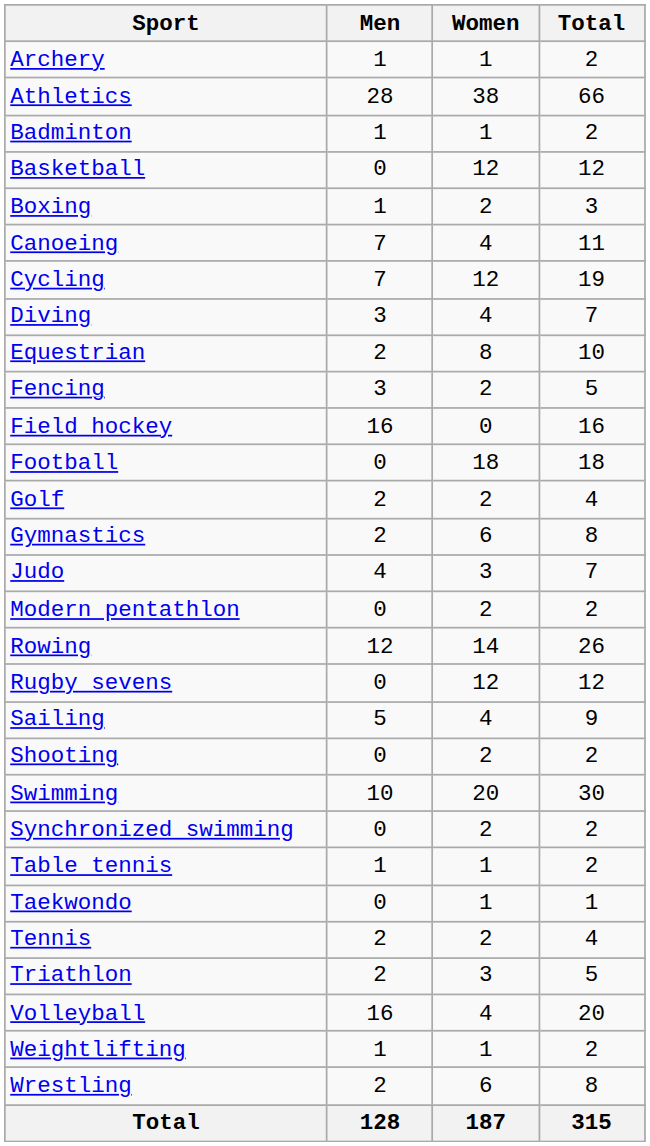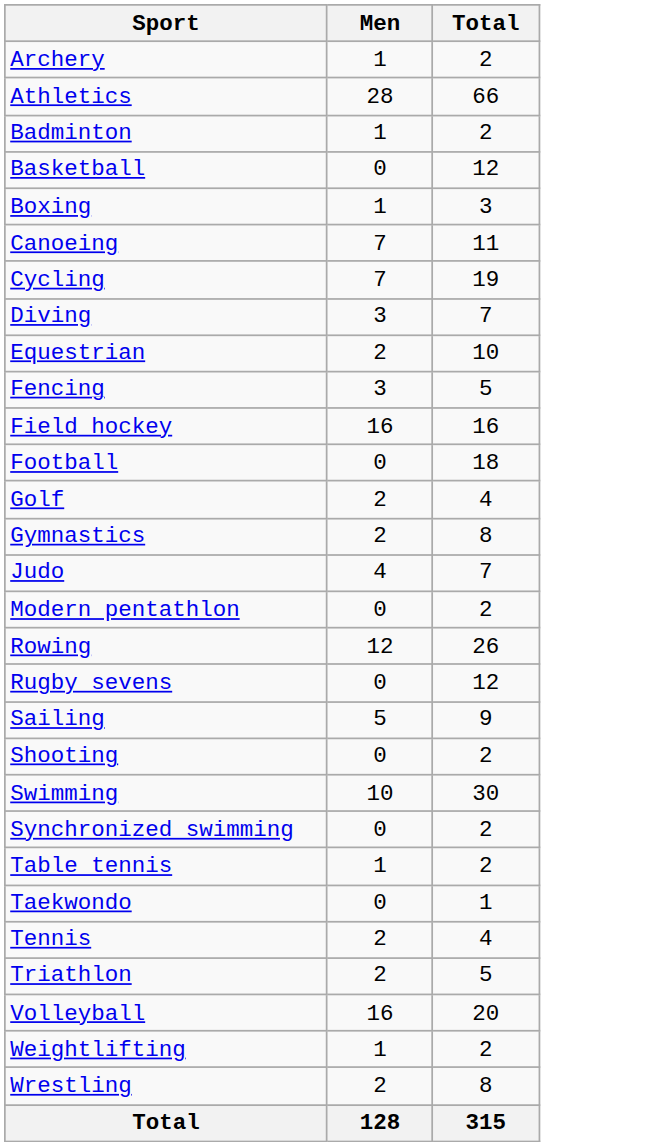- column: (486, 23)
